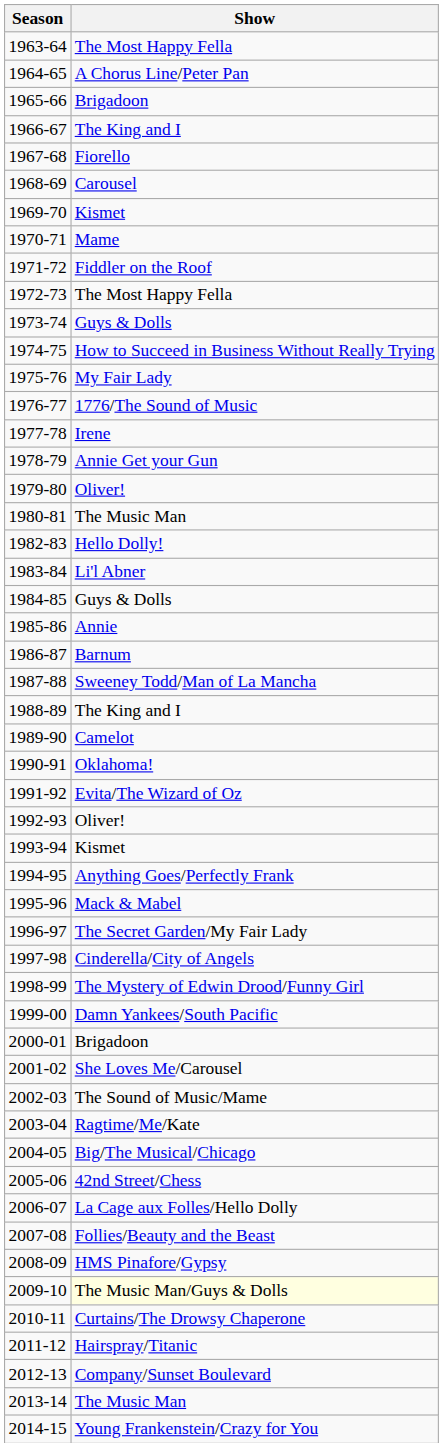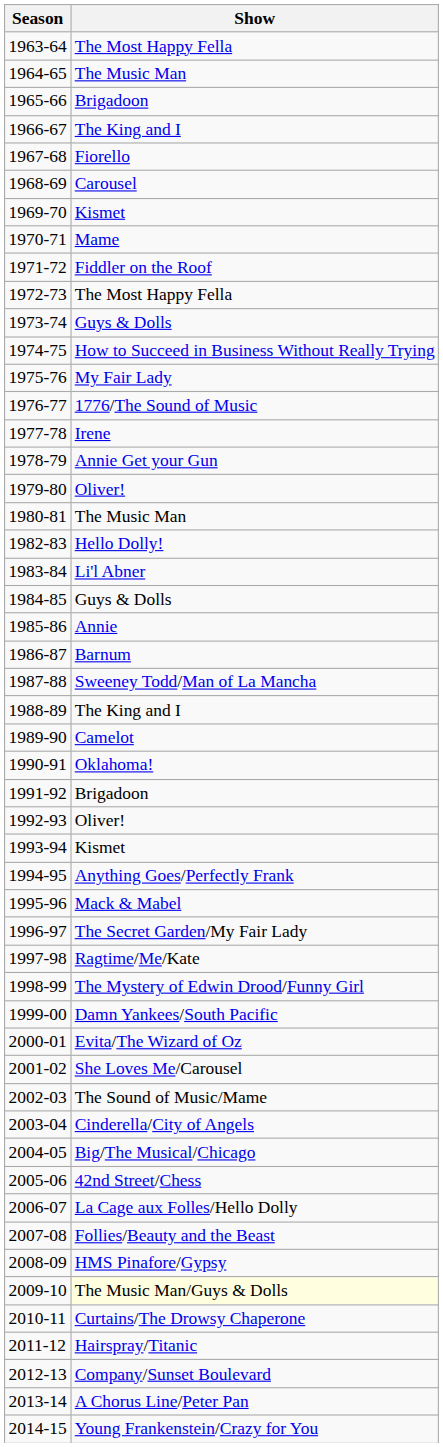(162, 73) A Chorus Line/Peter Pan -> (130, 73) The Music Man
(158, 792) Evita/The Wizard of Oz -> (112, 792) Brigadoon
(164, 958) Cinderella/City of Angels -> (137, 958) Ragtime/Me/Kate
(112, 1041) Brigadoon -> (158, 1041) Evita/The Wizard of Oz
(137, 1124) Ragtime/Me/Kate -> (164, 1124) Cinderella/City of Angels
(130, 1401) The Music Man -> (162, 1401) A Chorus Line/Peter Pan
